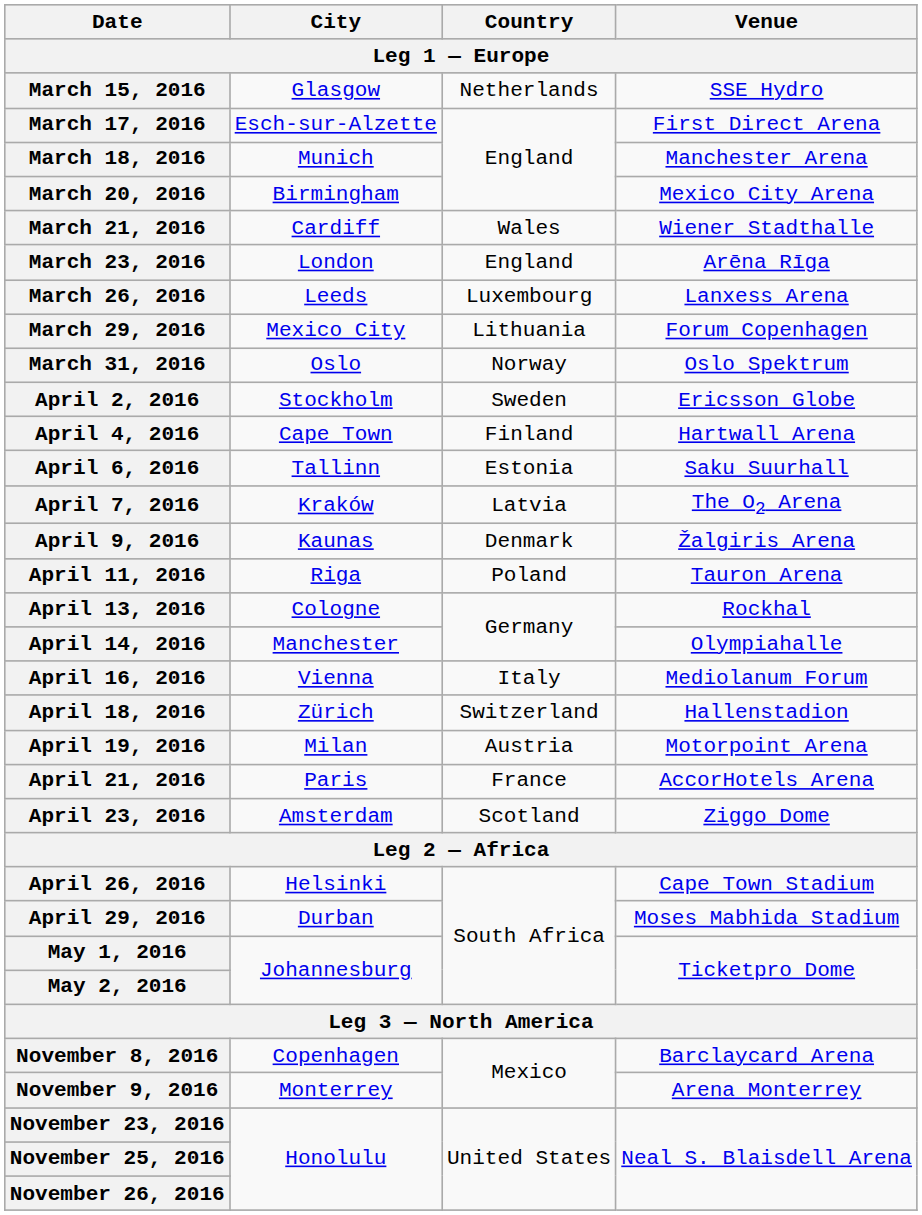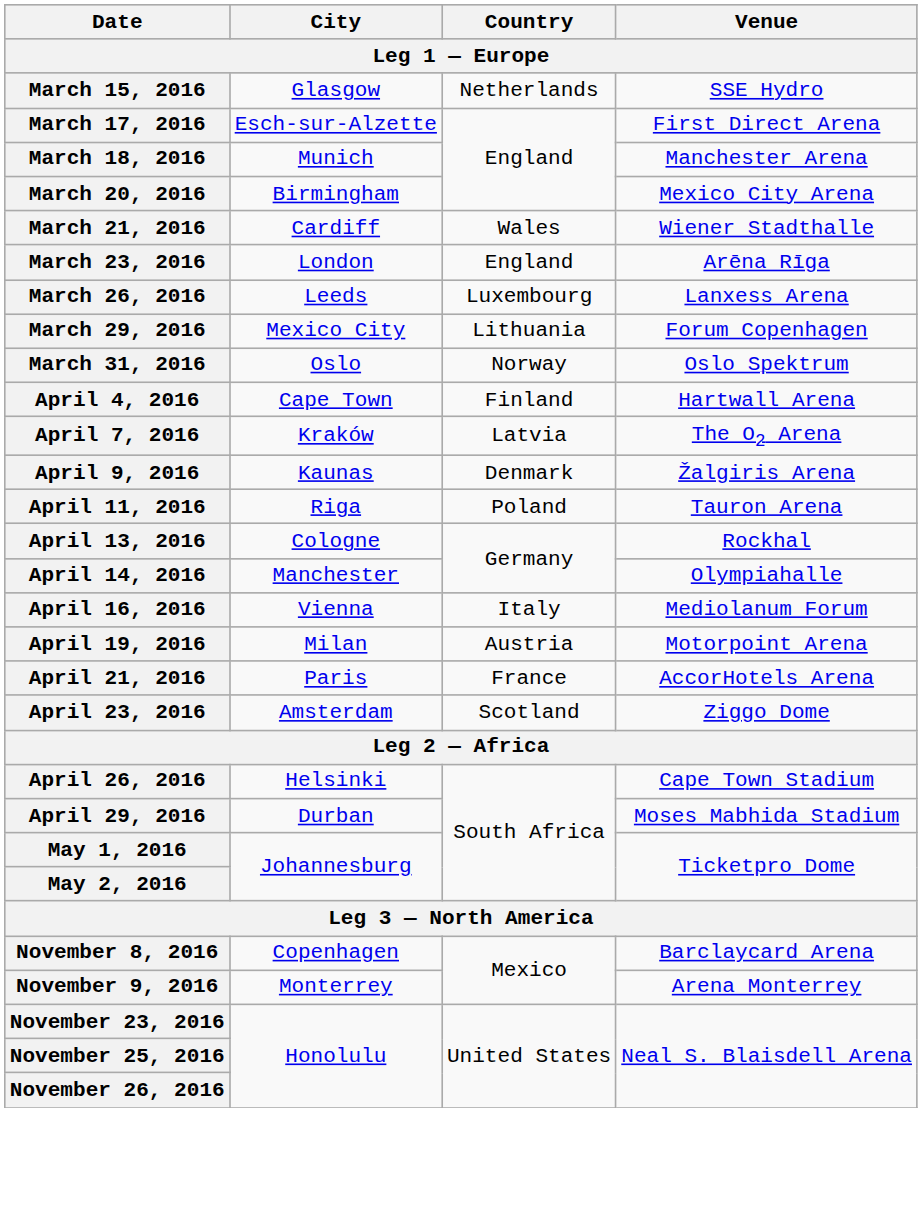- row: (117, 400)
- row: (117, 468)
- row: (117, 713)
